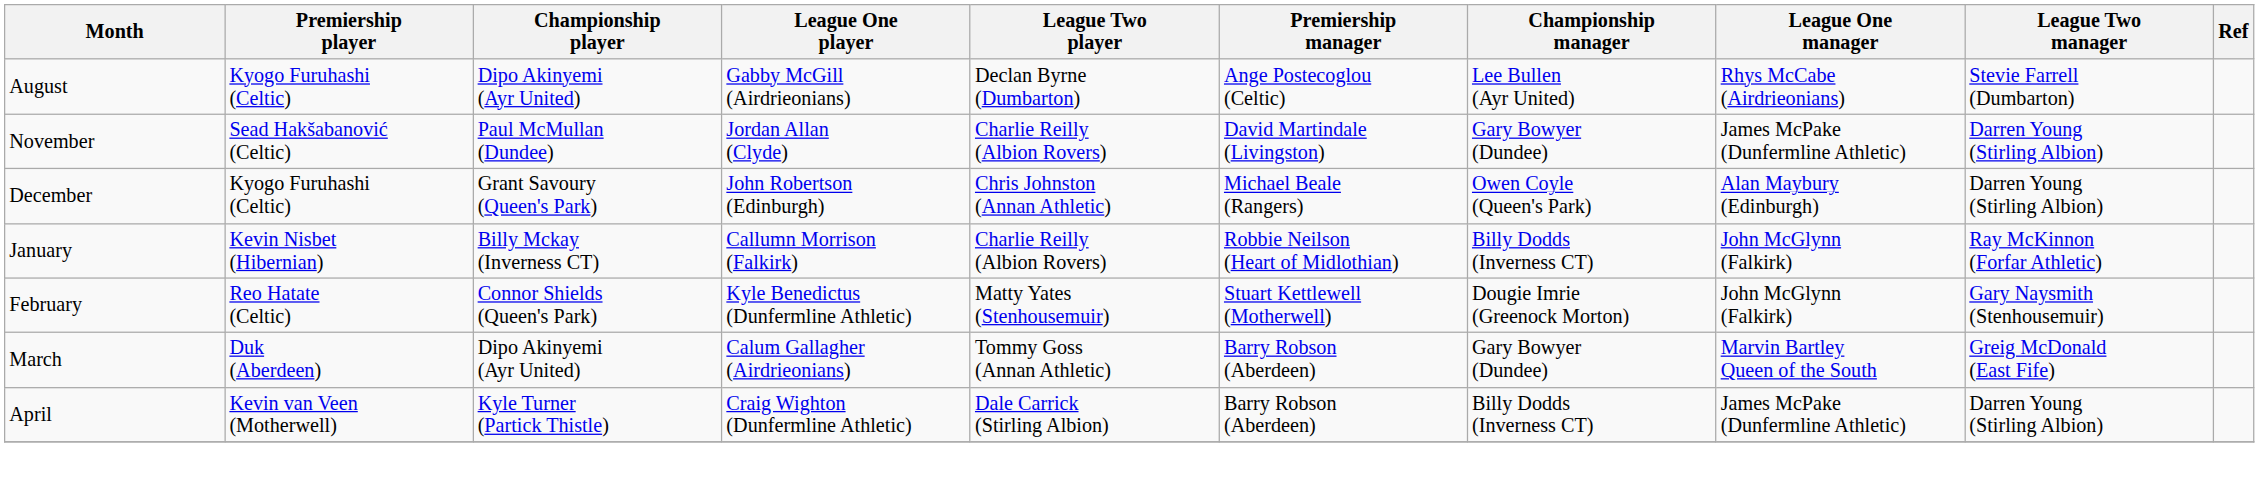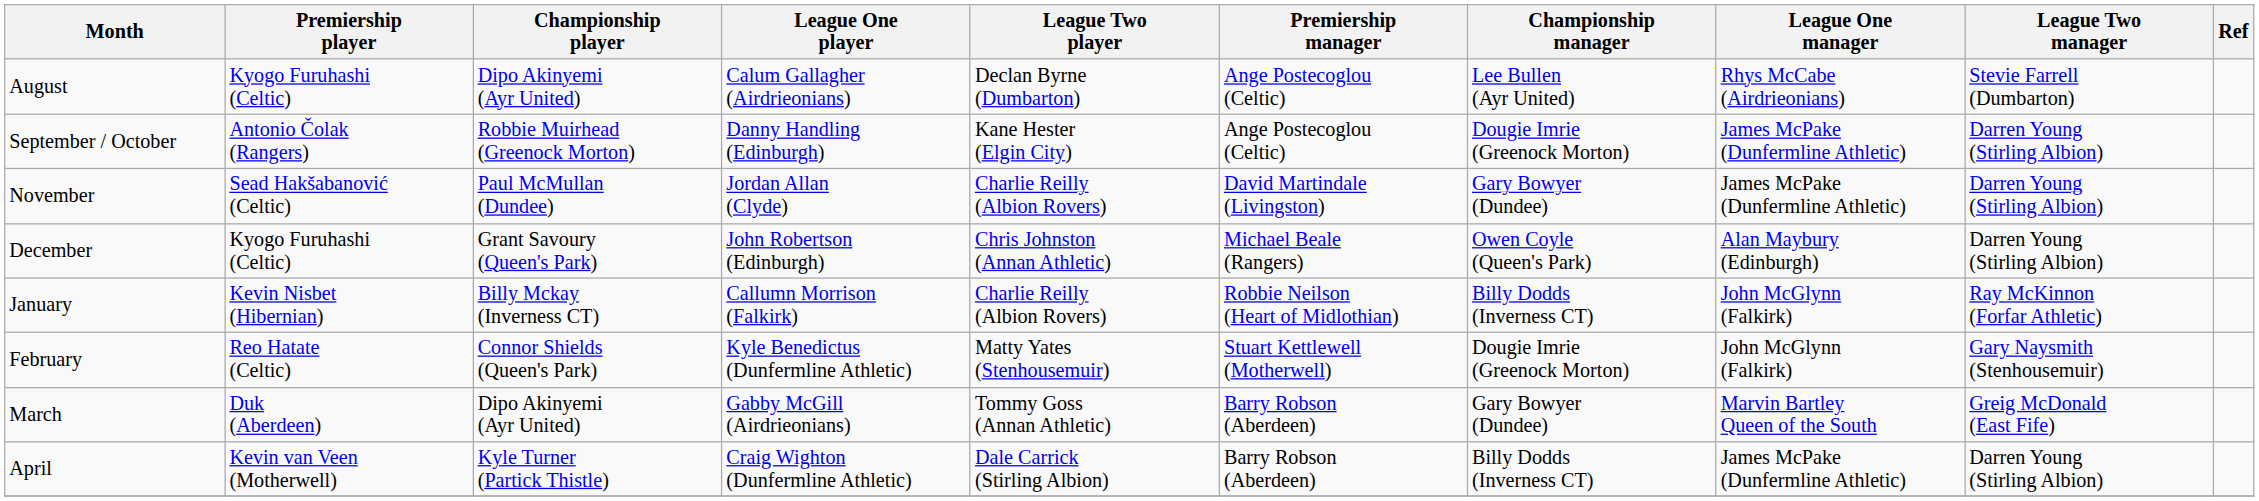(788, 86) Gabby McGill (Airdrieonians) -> (795, 86) Calum Gallagher (Airdrieonians)
+ row: (93, 141)
(795, 359) Calum Gallagher (Airdrieonians) -> (788, 414) Gabby McGill (Airdrieonians)
